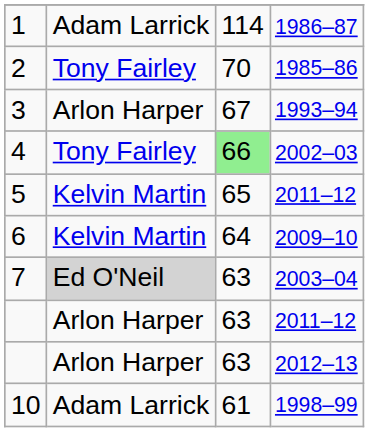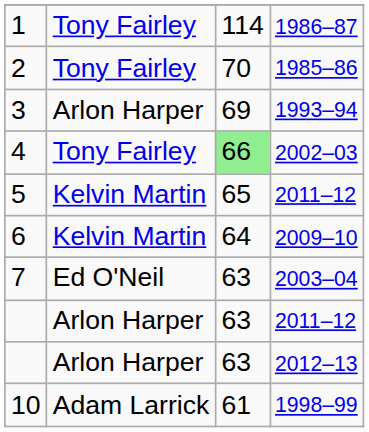(131, 25) Adam Larrick -> (124, 25) Tony Fairley
(236, 109) 67 -> (236, 109) 69
(108, 278) lightgrey background -> (108, 278) no background
